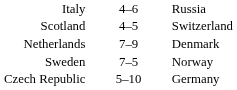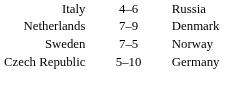- row: (63, 26)
